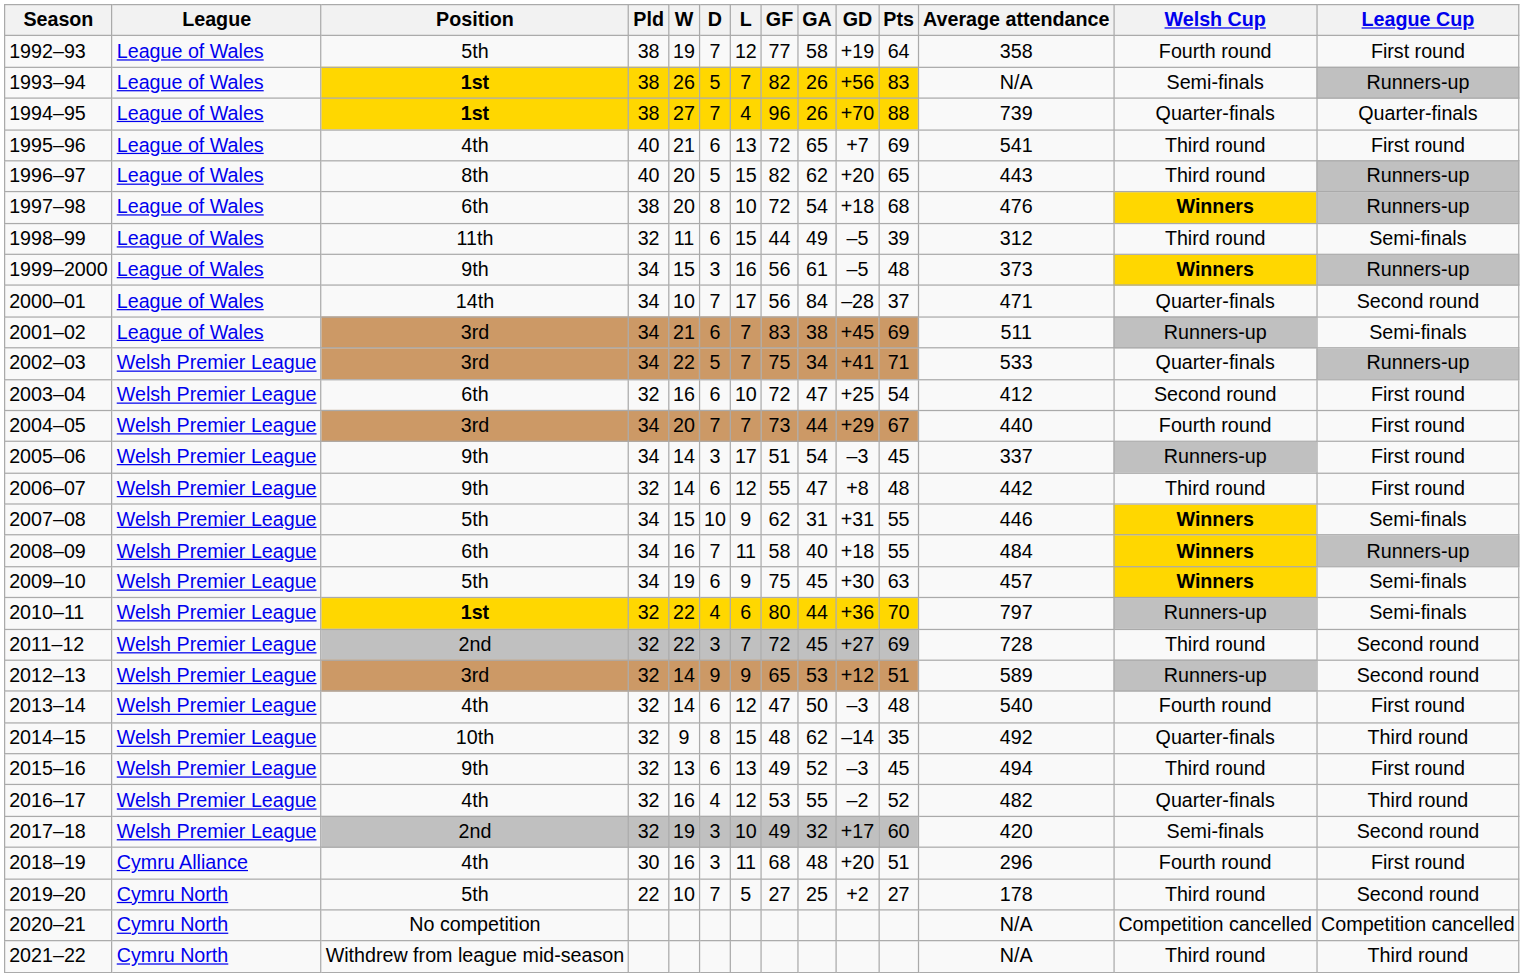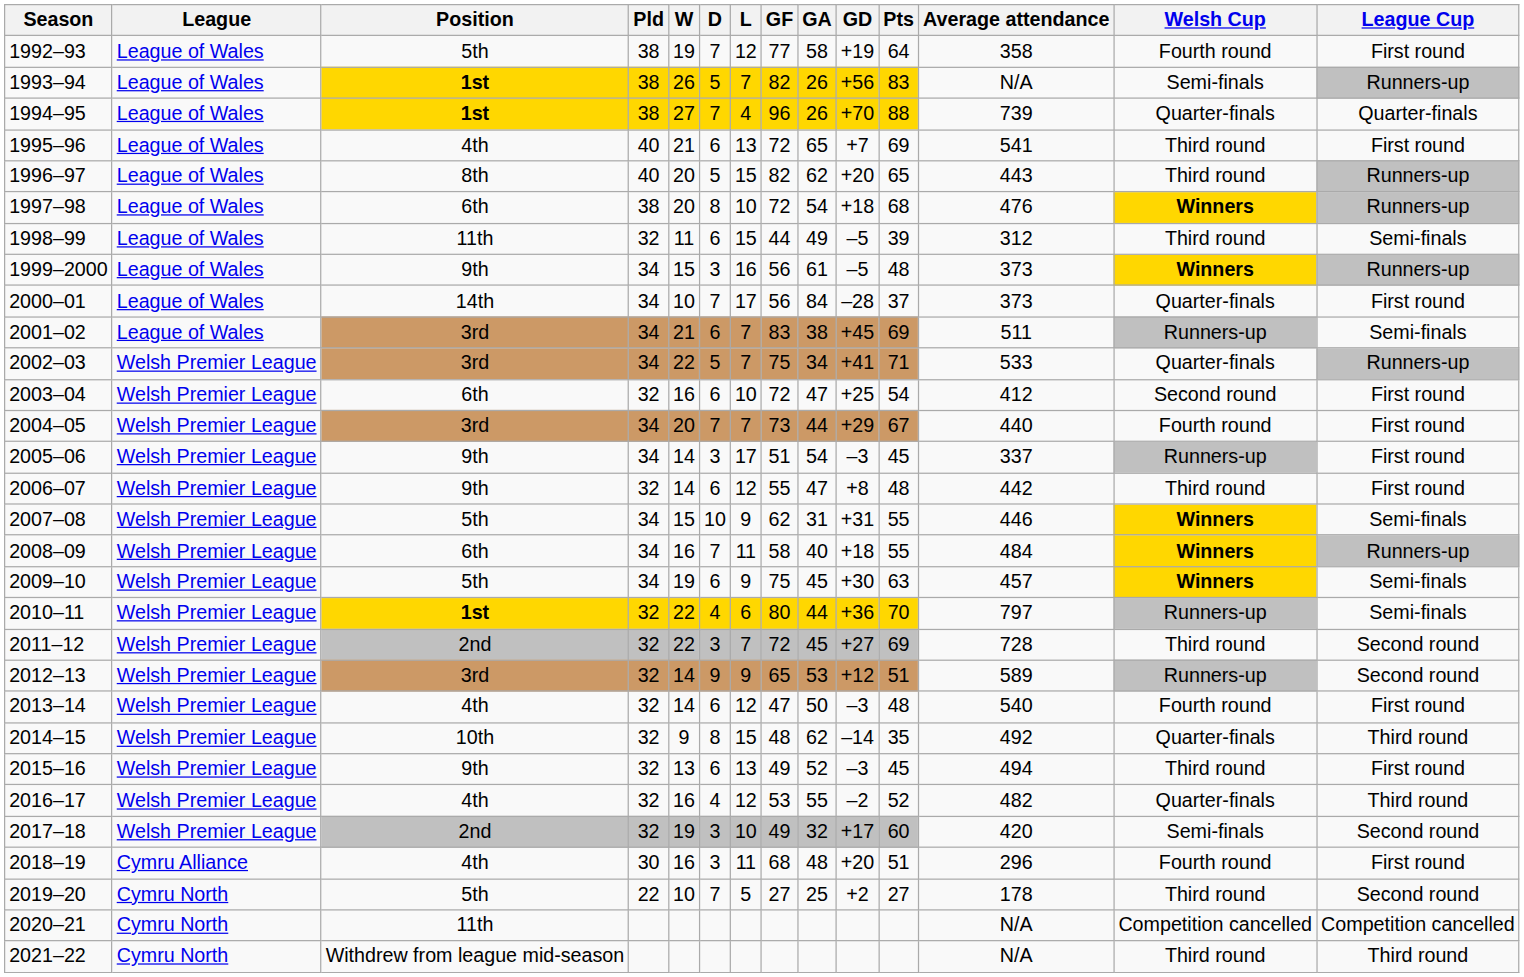(1016, 301) 471 -> (1016, 301) 373
(1418, 301) Second round -> (1418, 301) First round
(475, 925) No competition -> (475, 925) 11th
